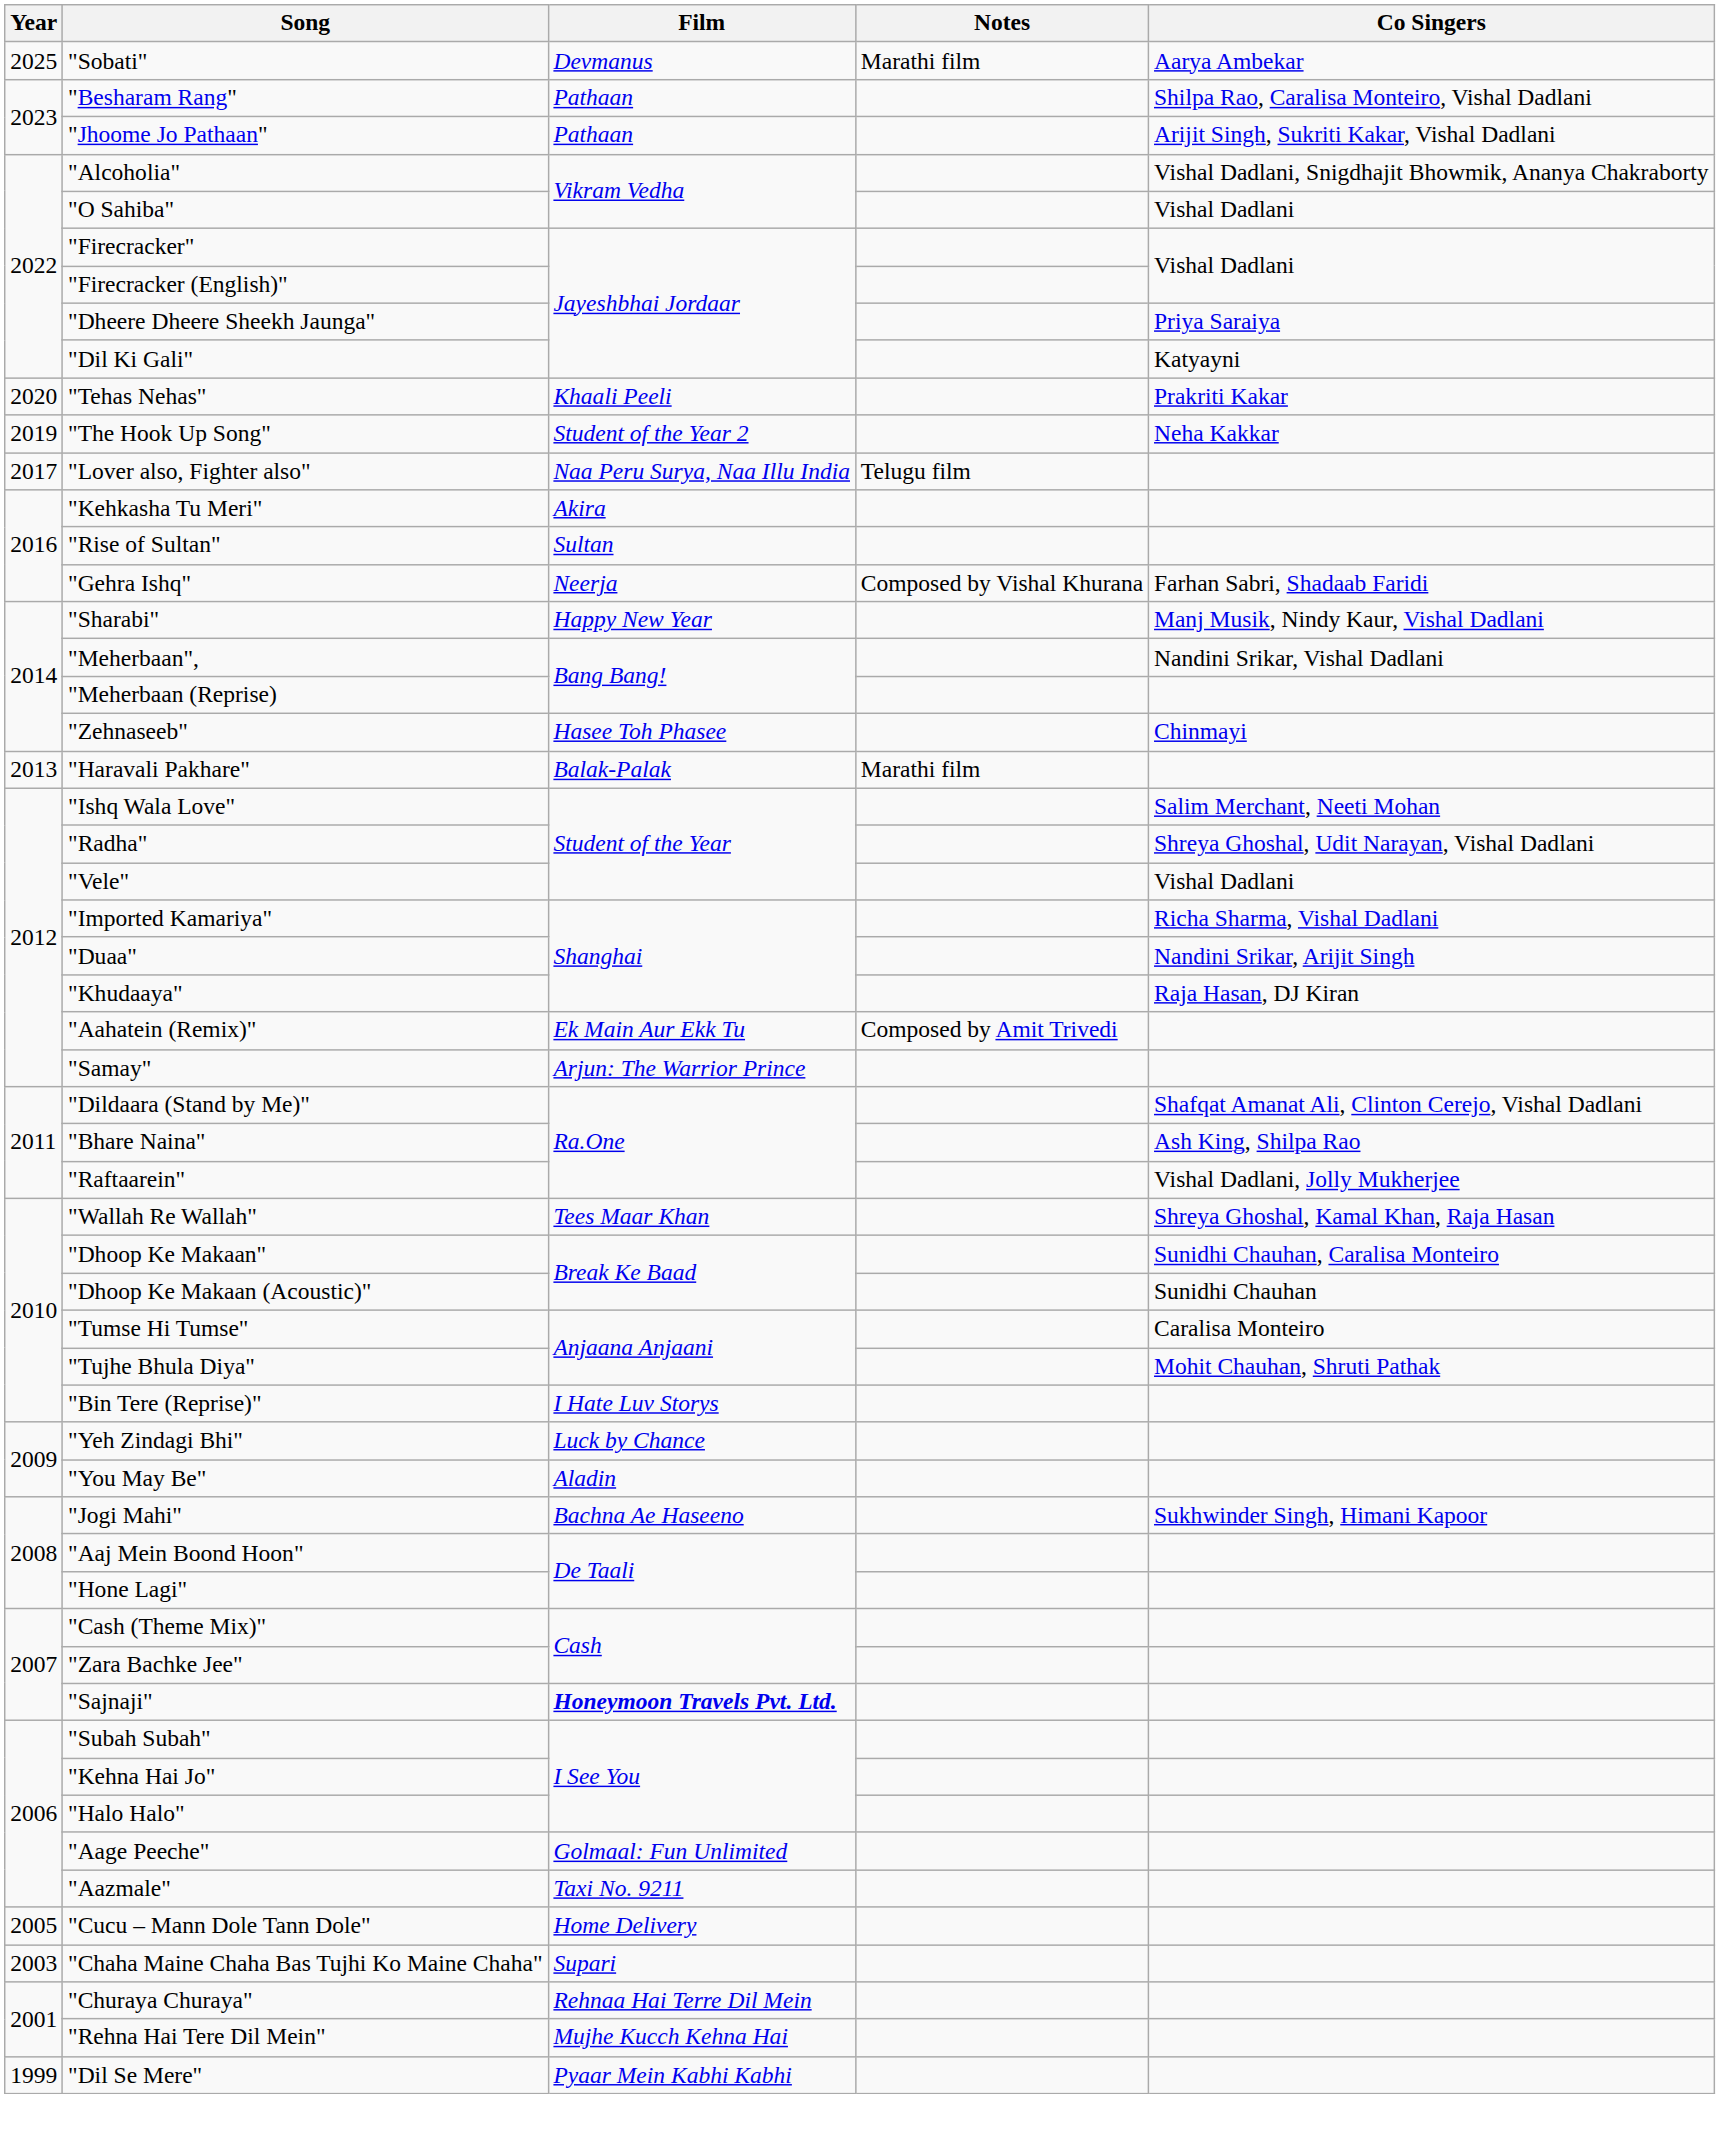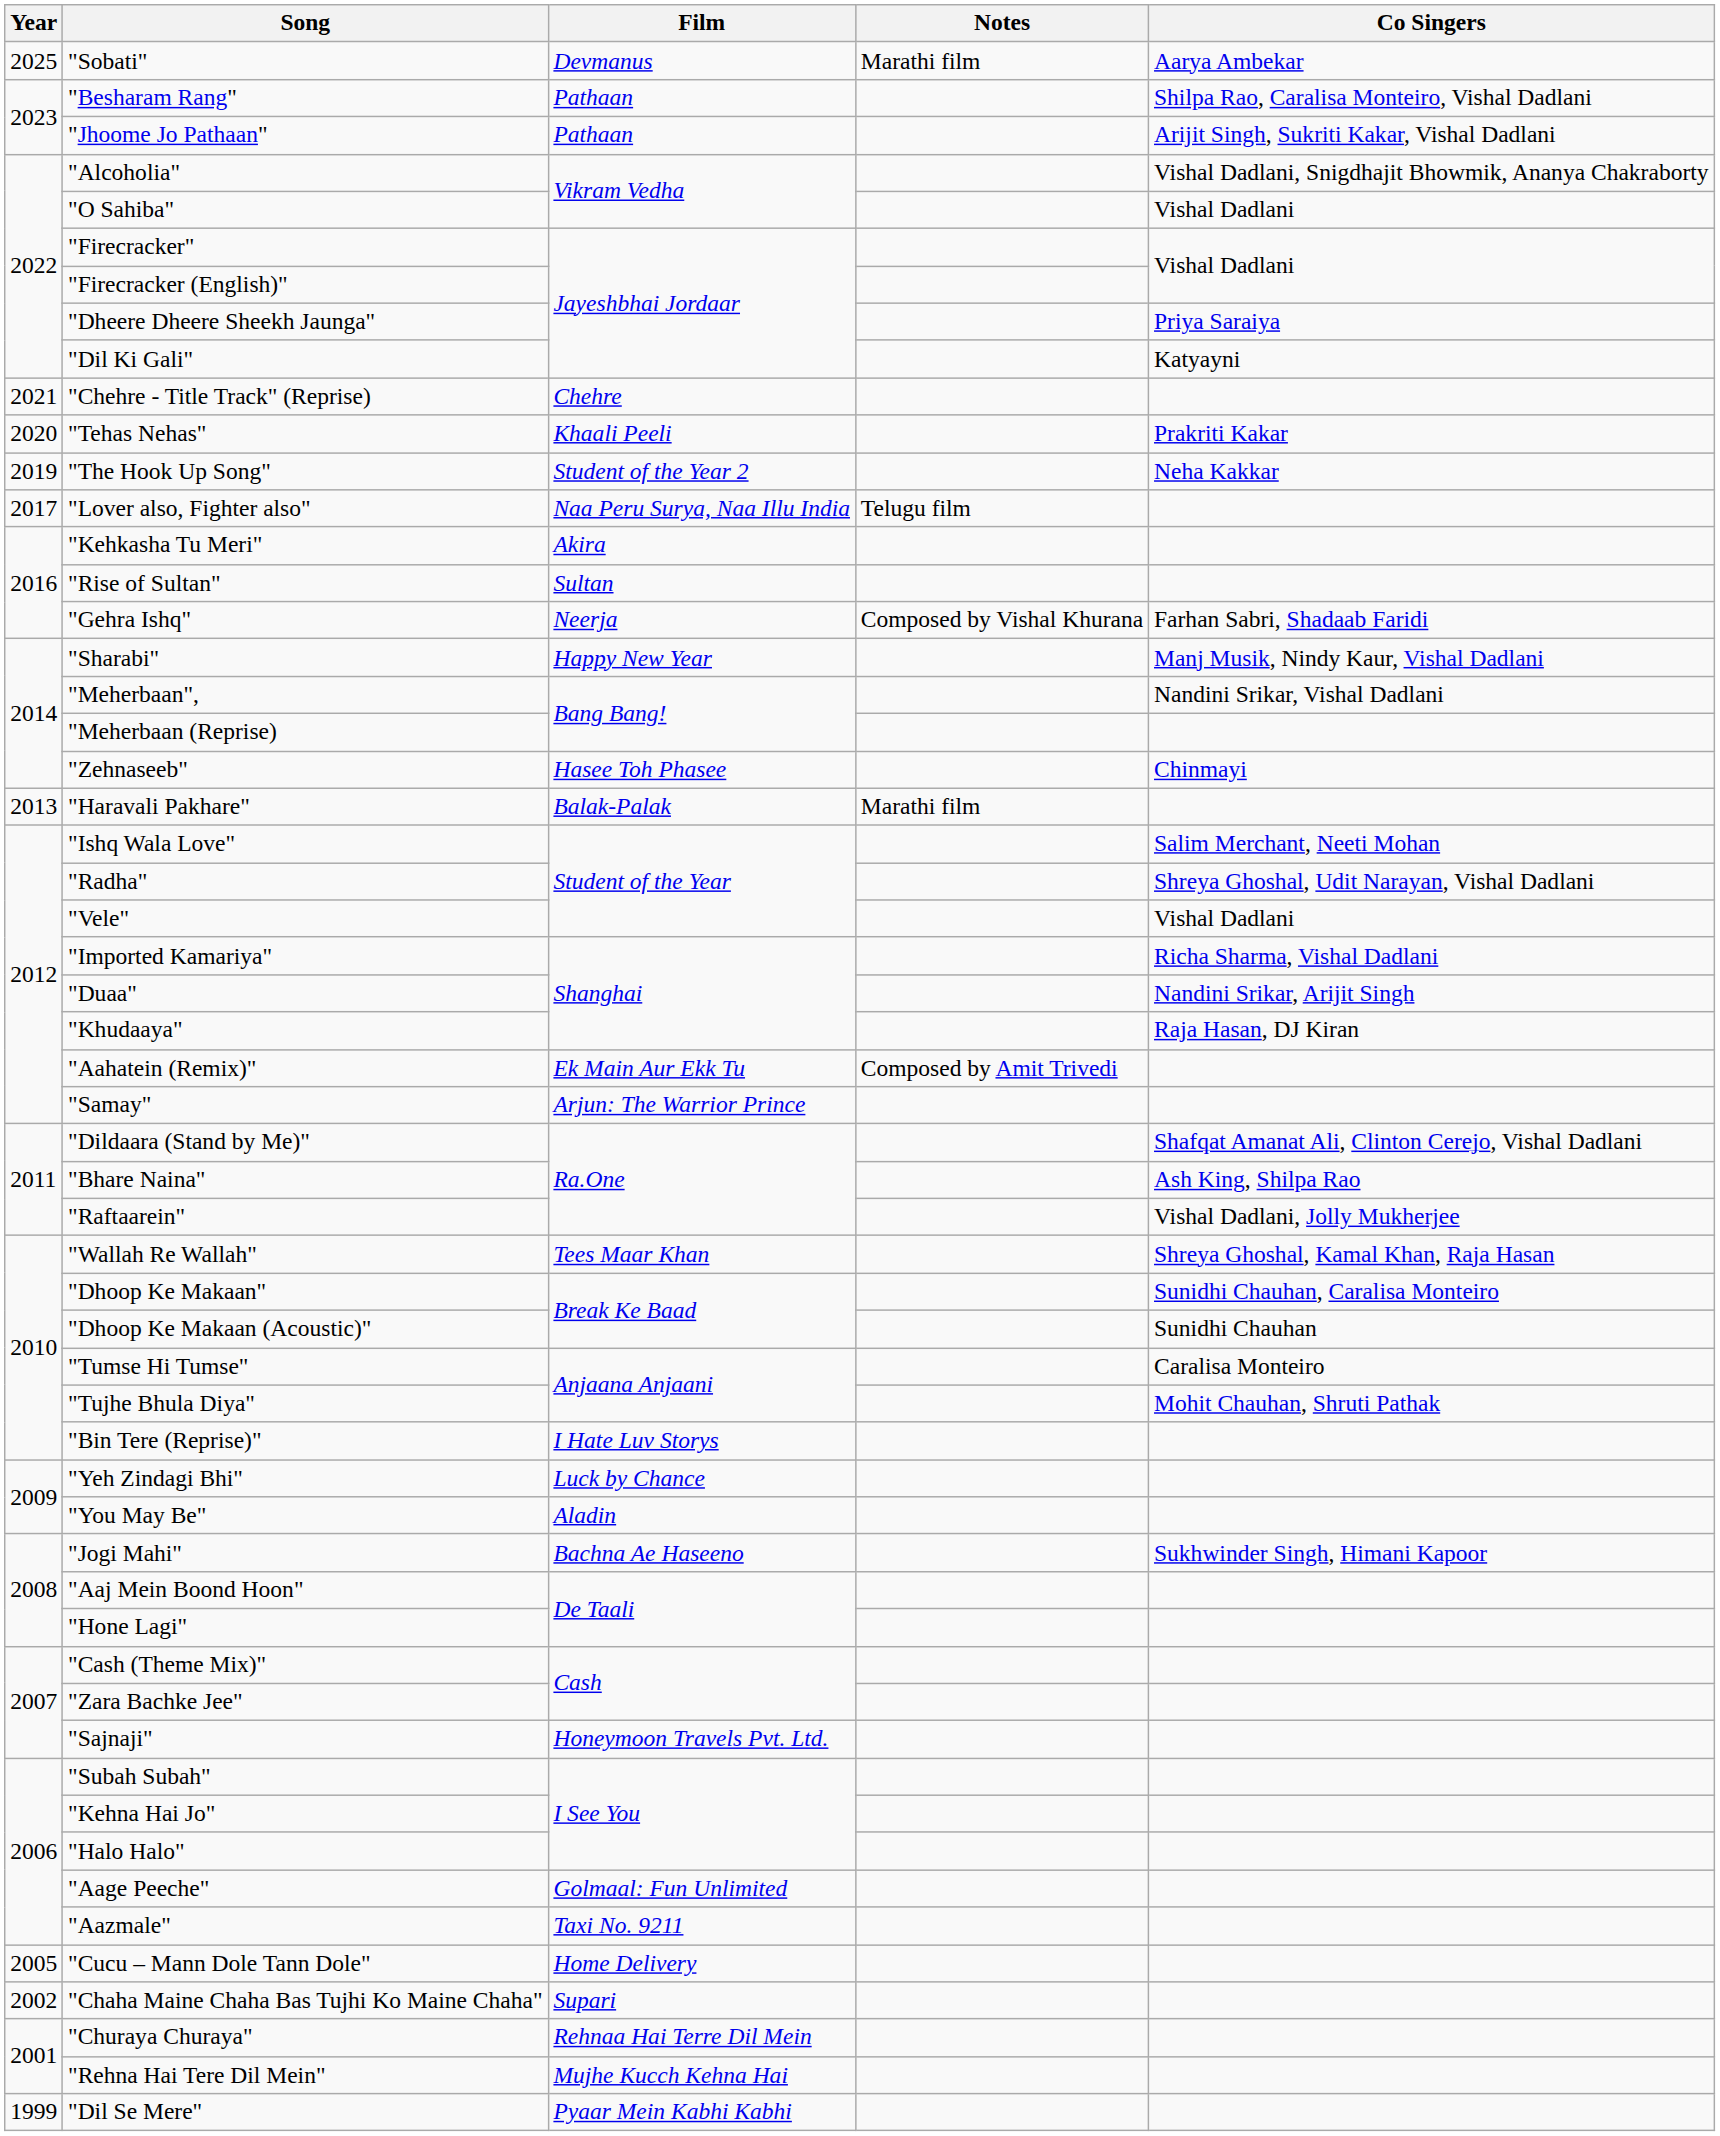+ row: (219, 396)
(695, 1701) bold -> (691, 1739) normal
(34, 1962) 2003 -> (34, 2000) 2002
